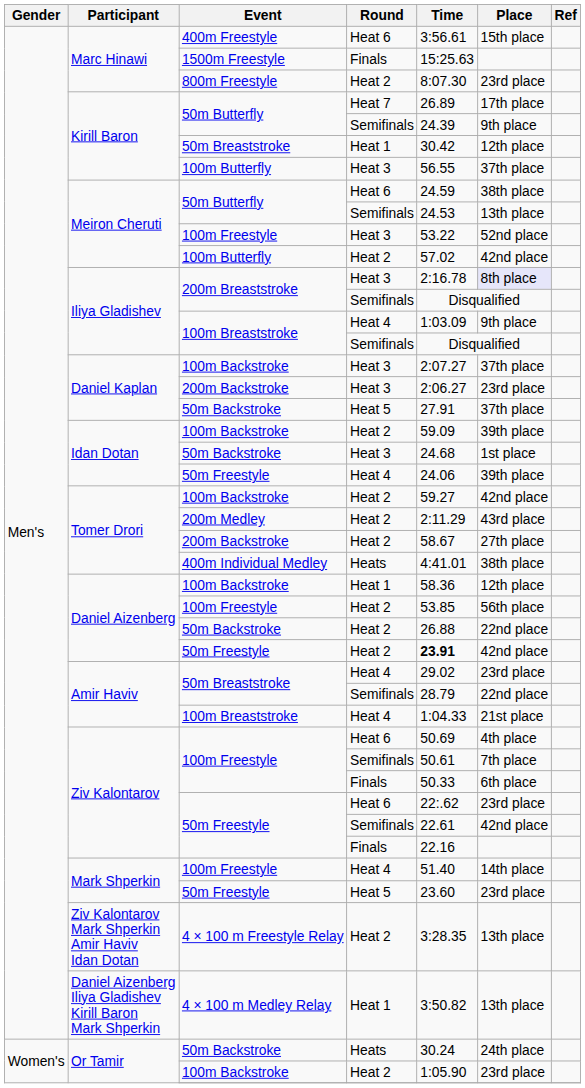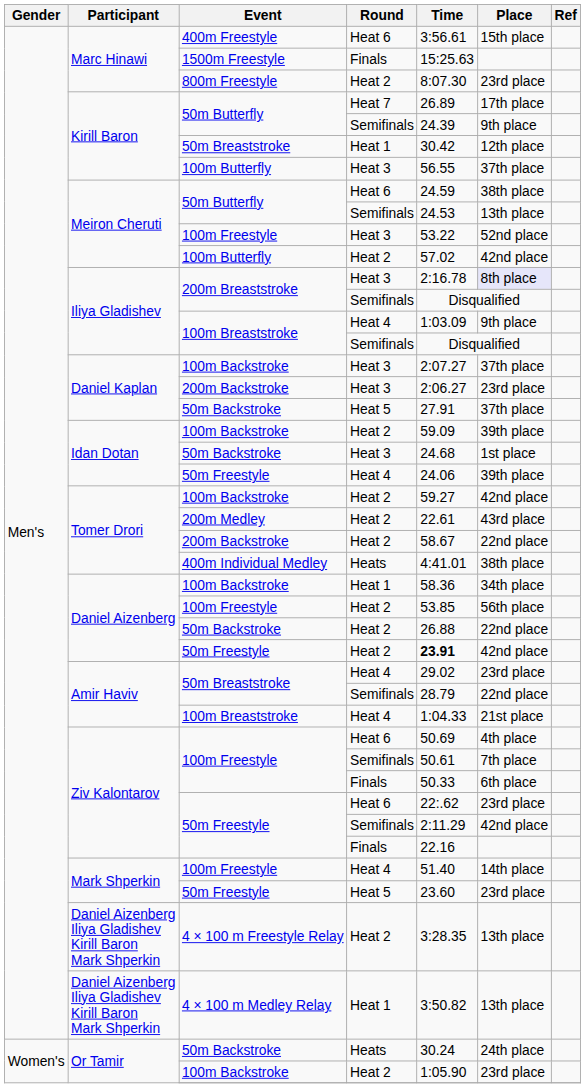(443, 519) 2:11.29 -> (438, 519) 22.61
(512, 541) 27th place -> (514, 541) 22nd place
(512, 585) 12th place -> (512, 585) 34th place
(438, 826) 22.61 -> (443, 826) 2:11.29
(116, 937) Ziv Kalontarov Mark Shperkin Amir Haviv Idan Dotan -> (123, 937) Daniel Aizenberg Iliya Gladishev Kirill Baron Mark Shperkin
